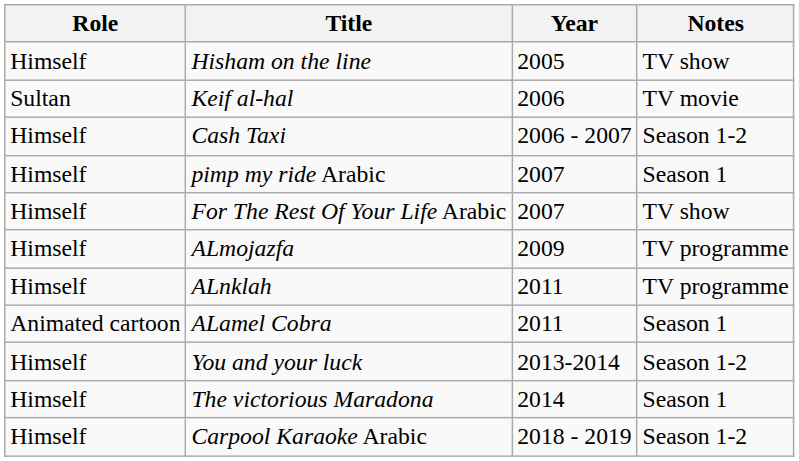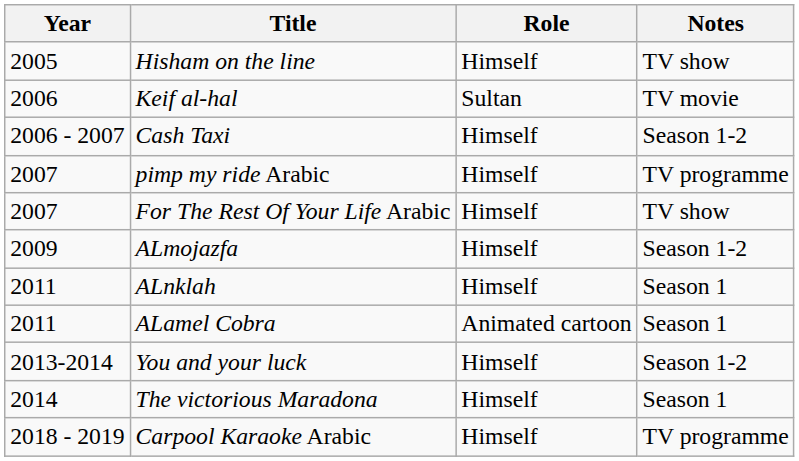columns swapped: (574, 23) <-> (95, 23)
(685, 173) Season 1 -> (716, 173) TV programme
(716, 248) TV programme -> (695, 248) Season 1-2
(716, 286) TV programme -> (685, 286) Season 1
(695, 436) Season 1-2 -> (716, 436) TV programme
